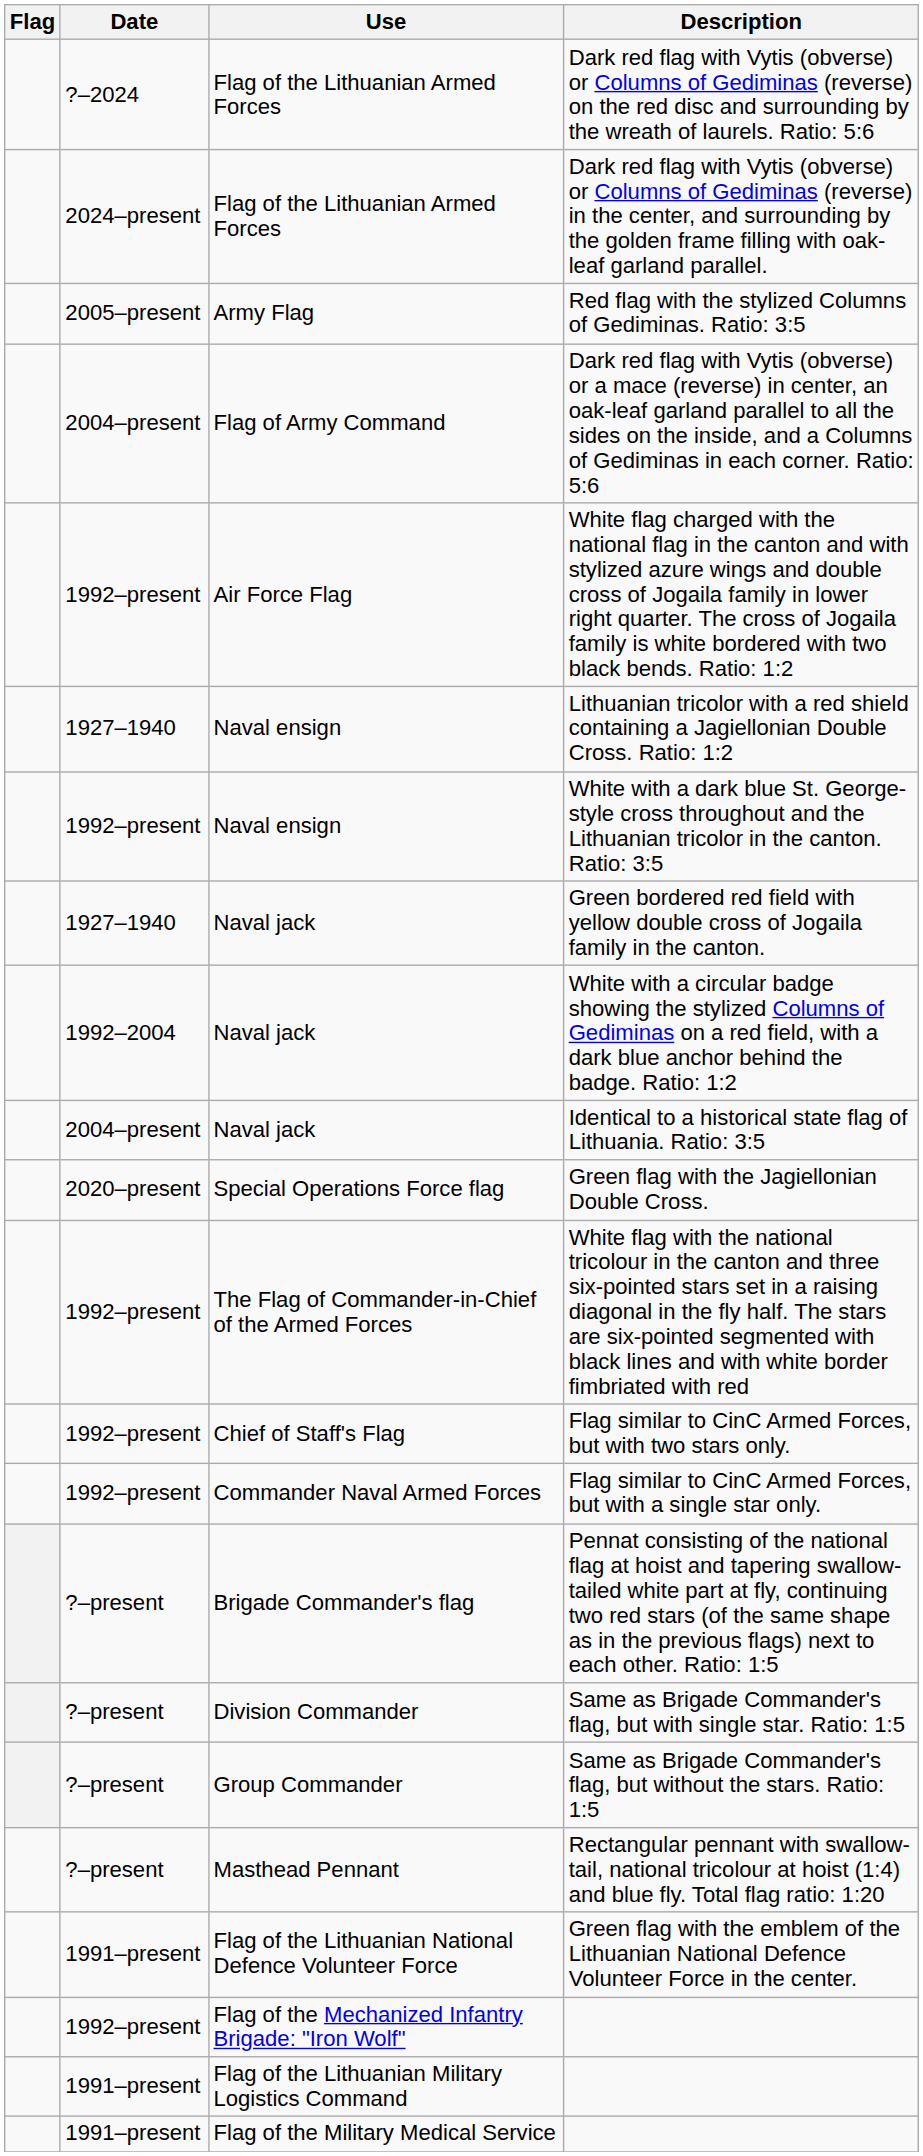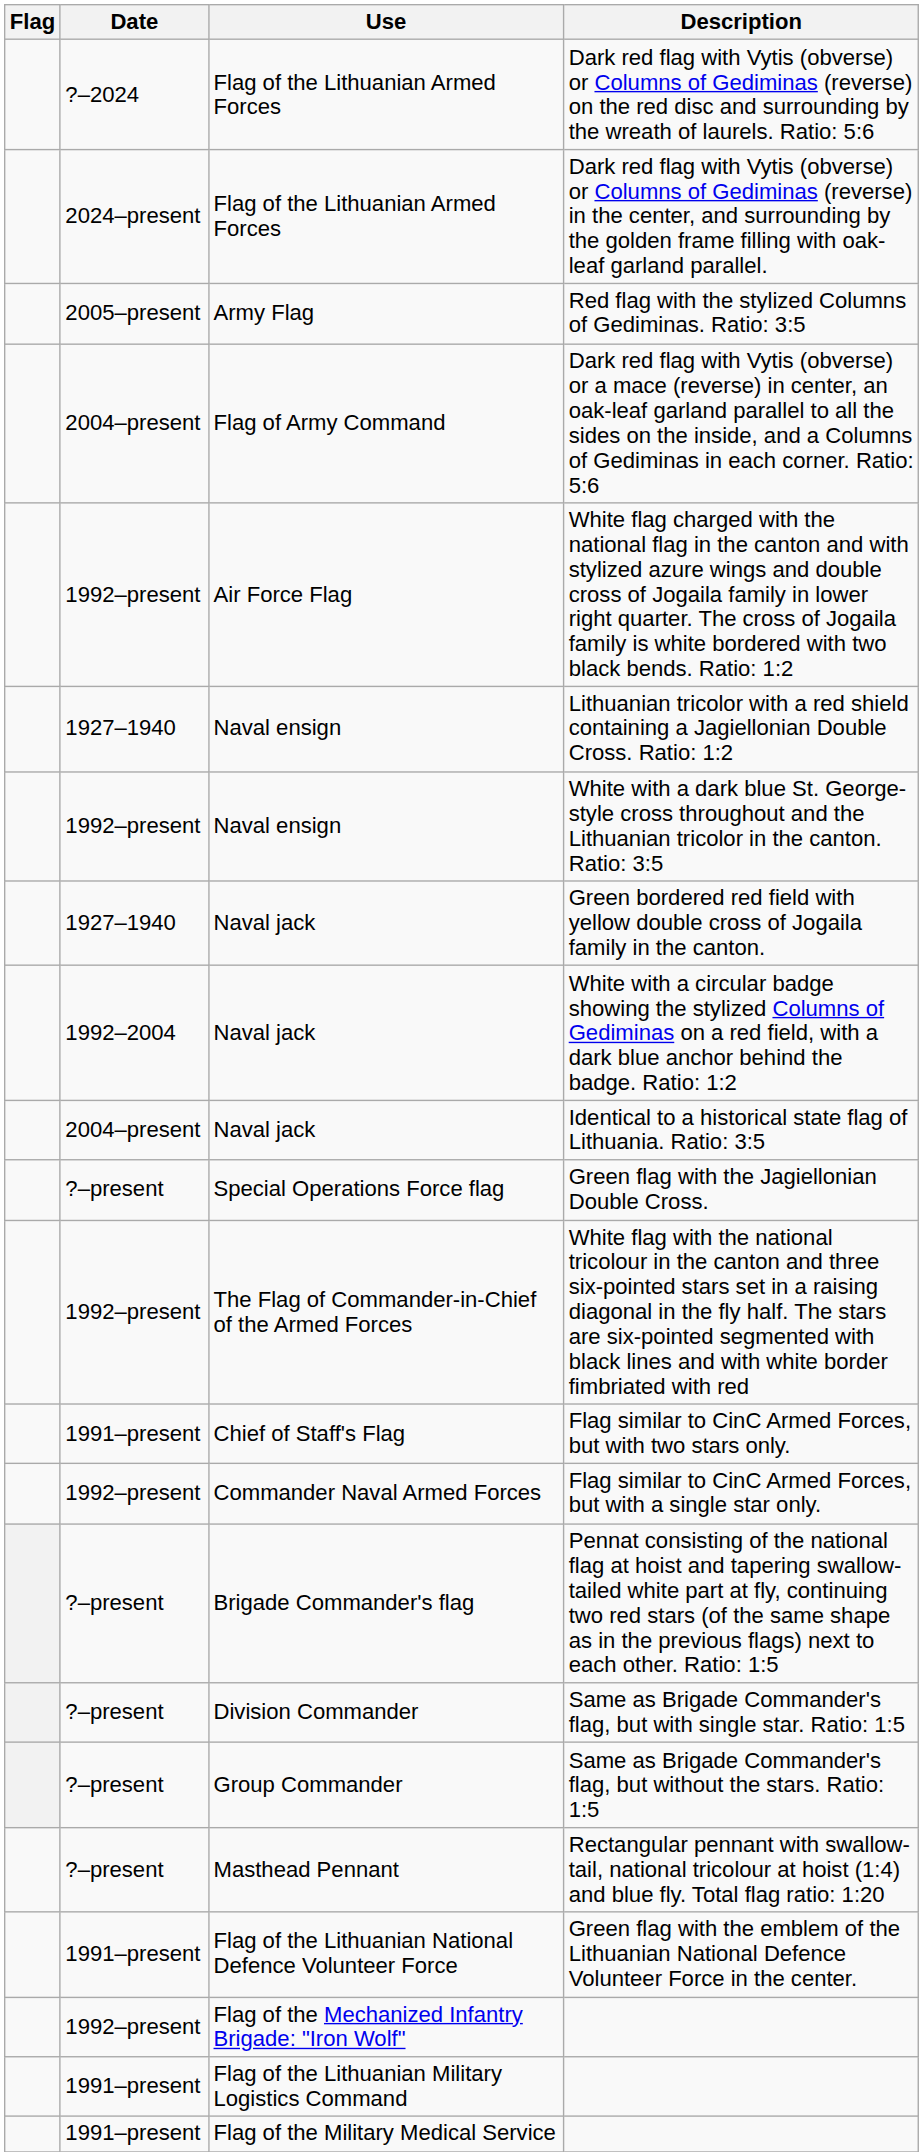(133, 1189) 2020–present -> (114, 1189) ?–present
(133, 1433) 1992–present -> (133, 1433) 1991–present
